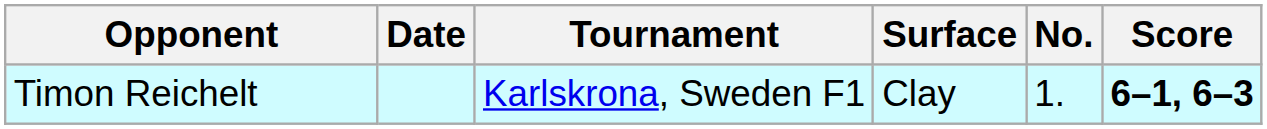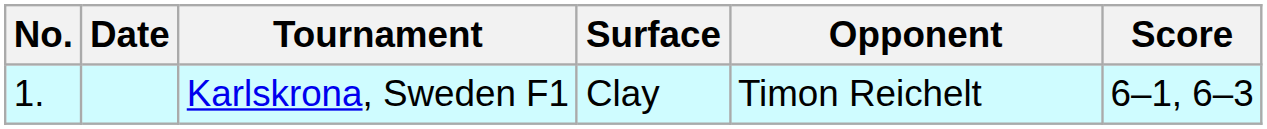columns swapped: (1064, 33) <-> (191, 33)
(1182, 93) bold -> (1182, 93) normal
